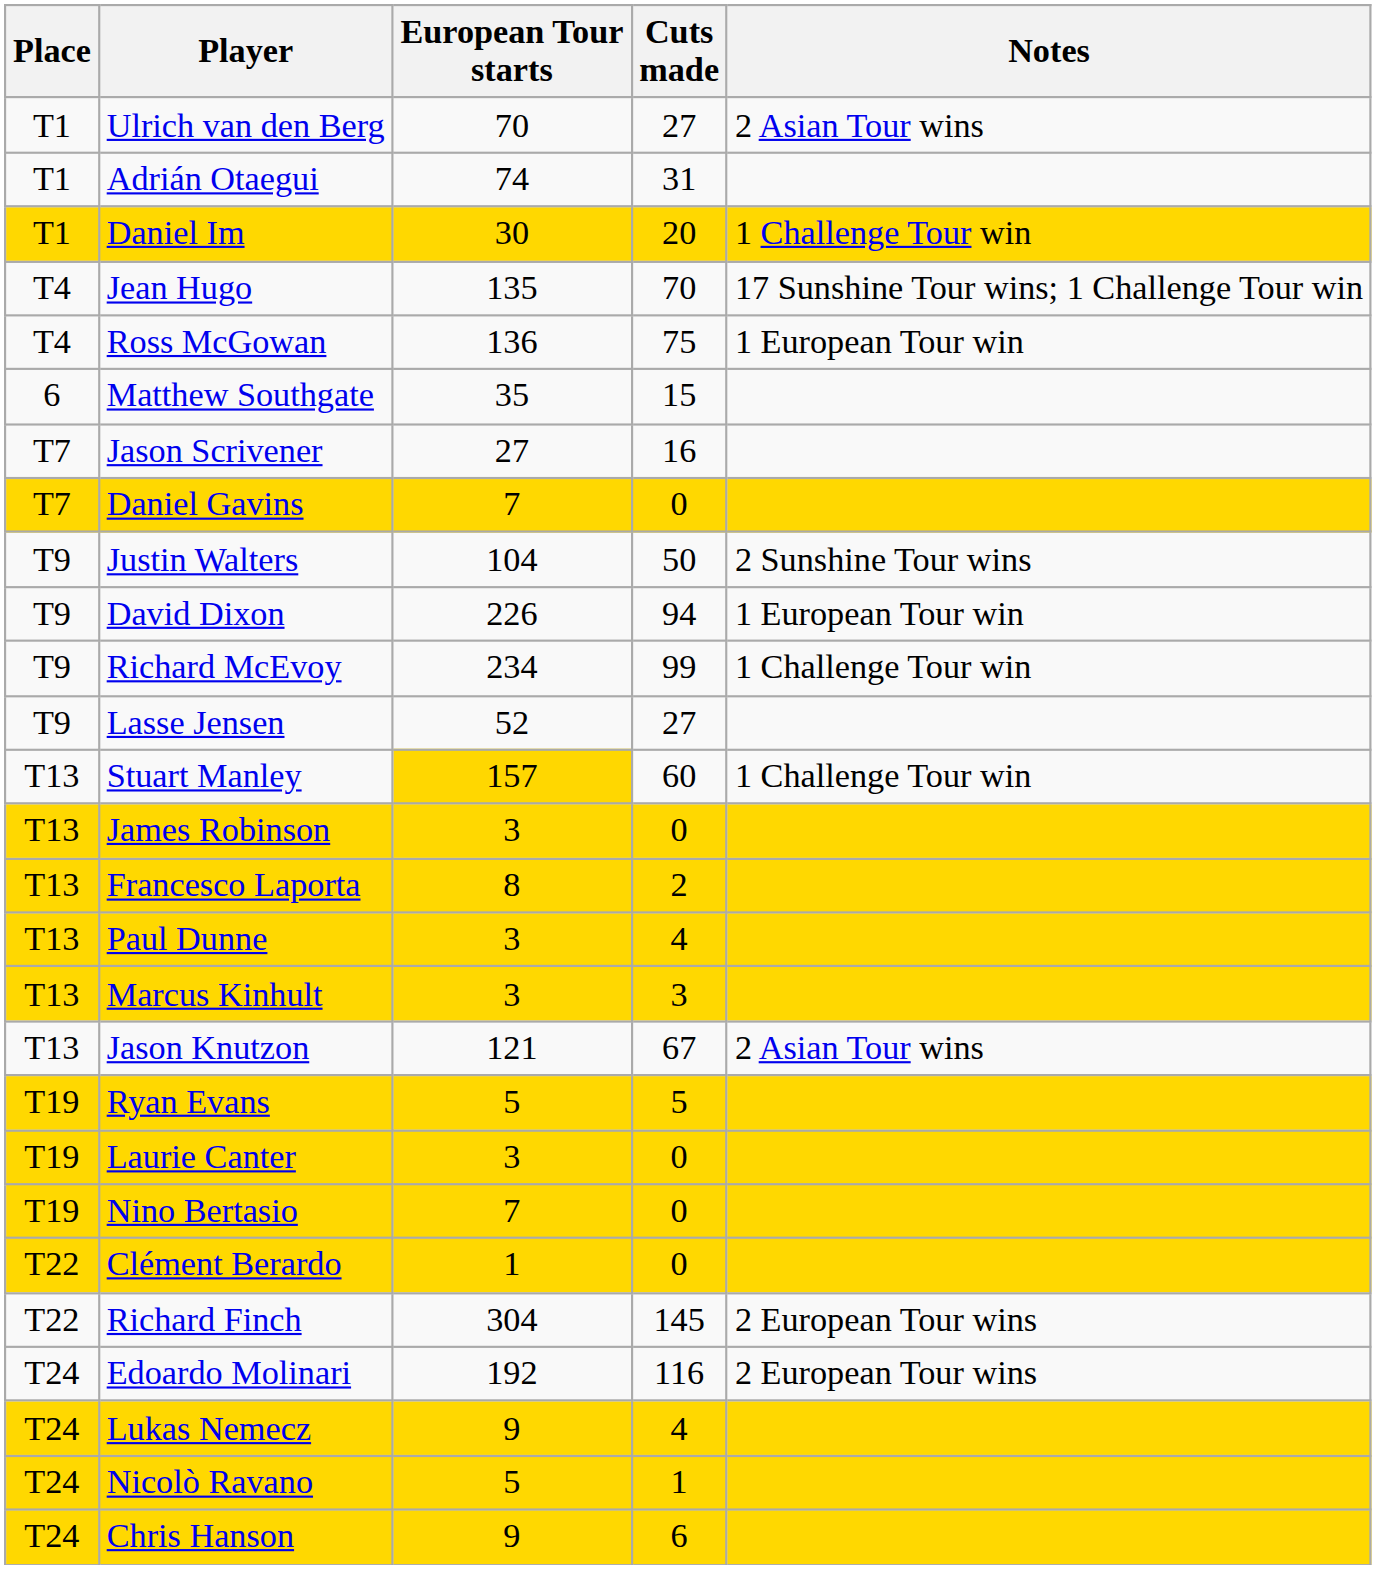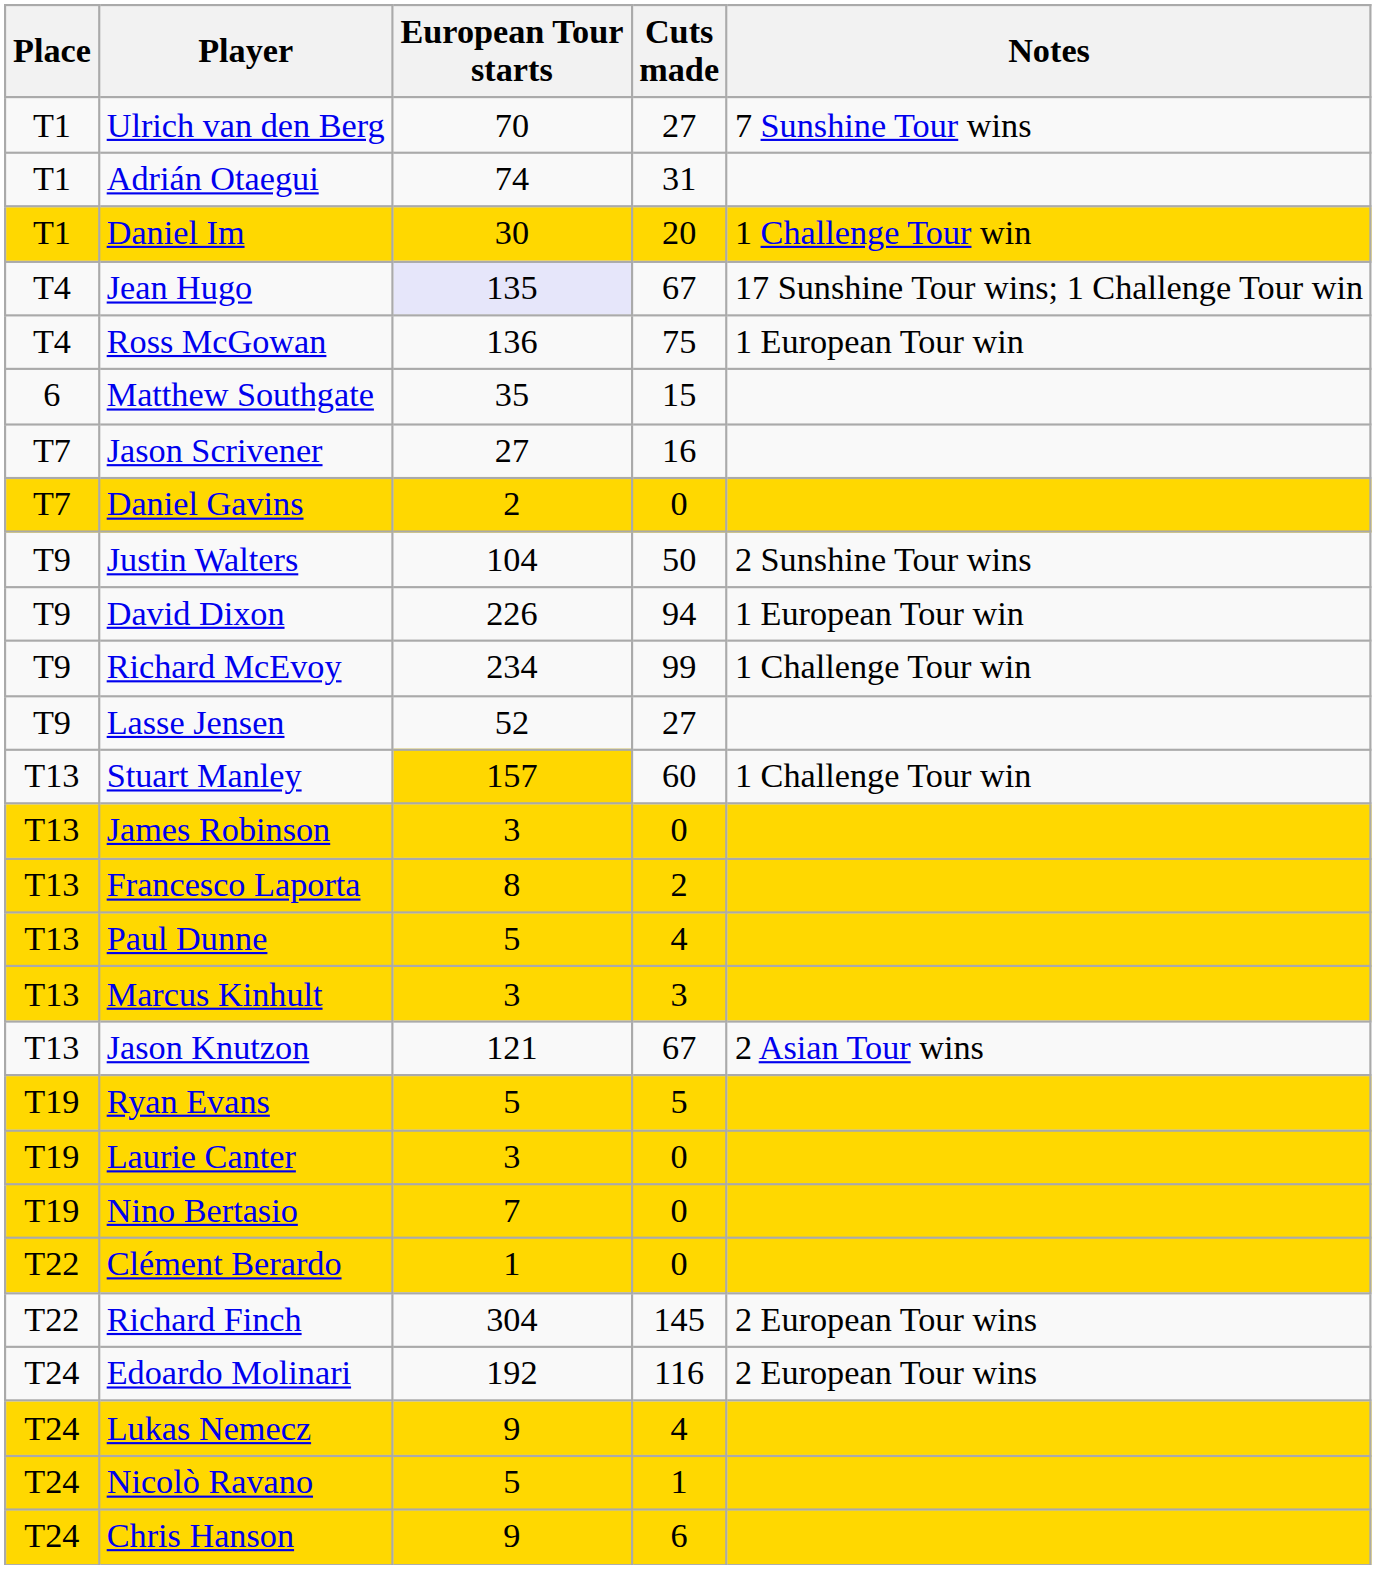(859, 124) 2 Asian Tour wins -> (883, 124) 7 Sunshine Tour wins
(512, 287) no background -> (512, 287) lavender background
(679, 287) 70 -> (679, 287) 67
(512, 504) 7 -> (512, 504) 2
(512, 939) 3 -> (512, 939) 5
